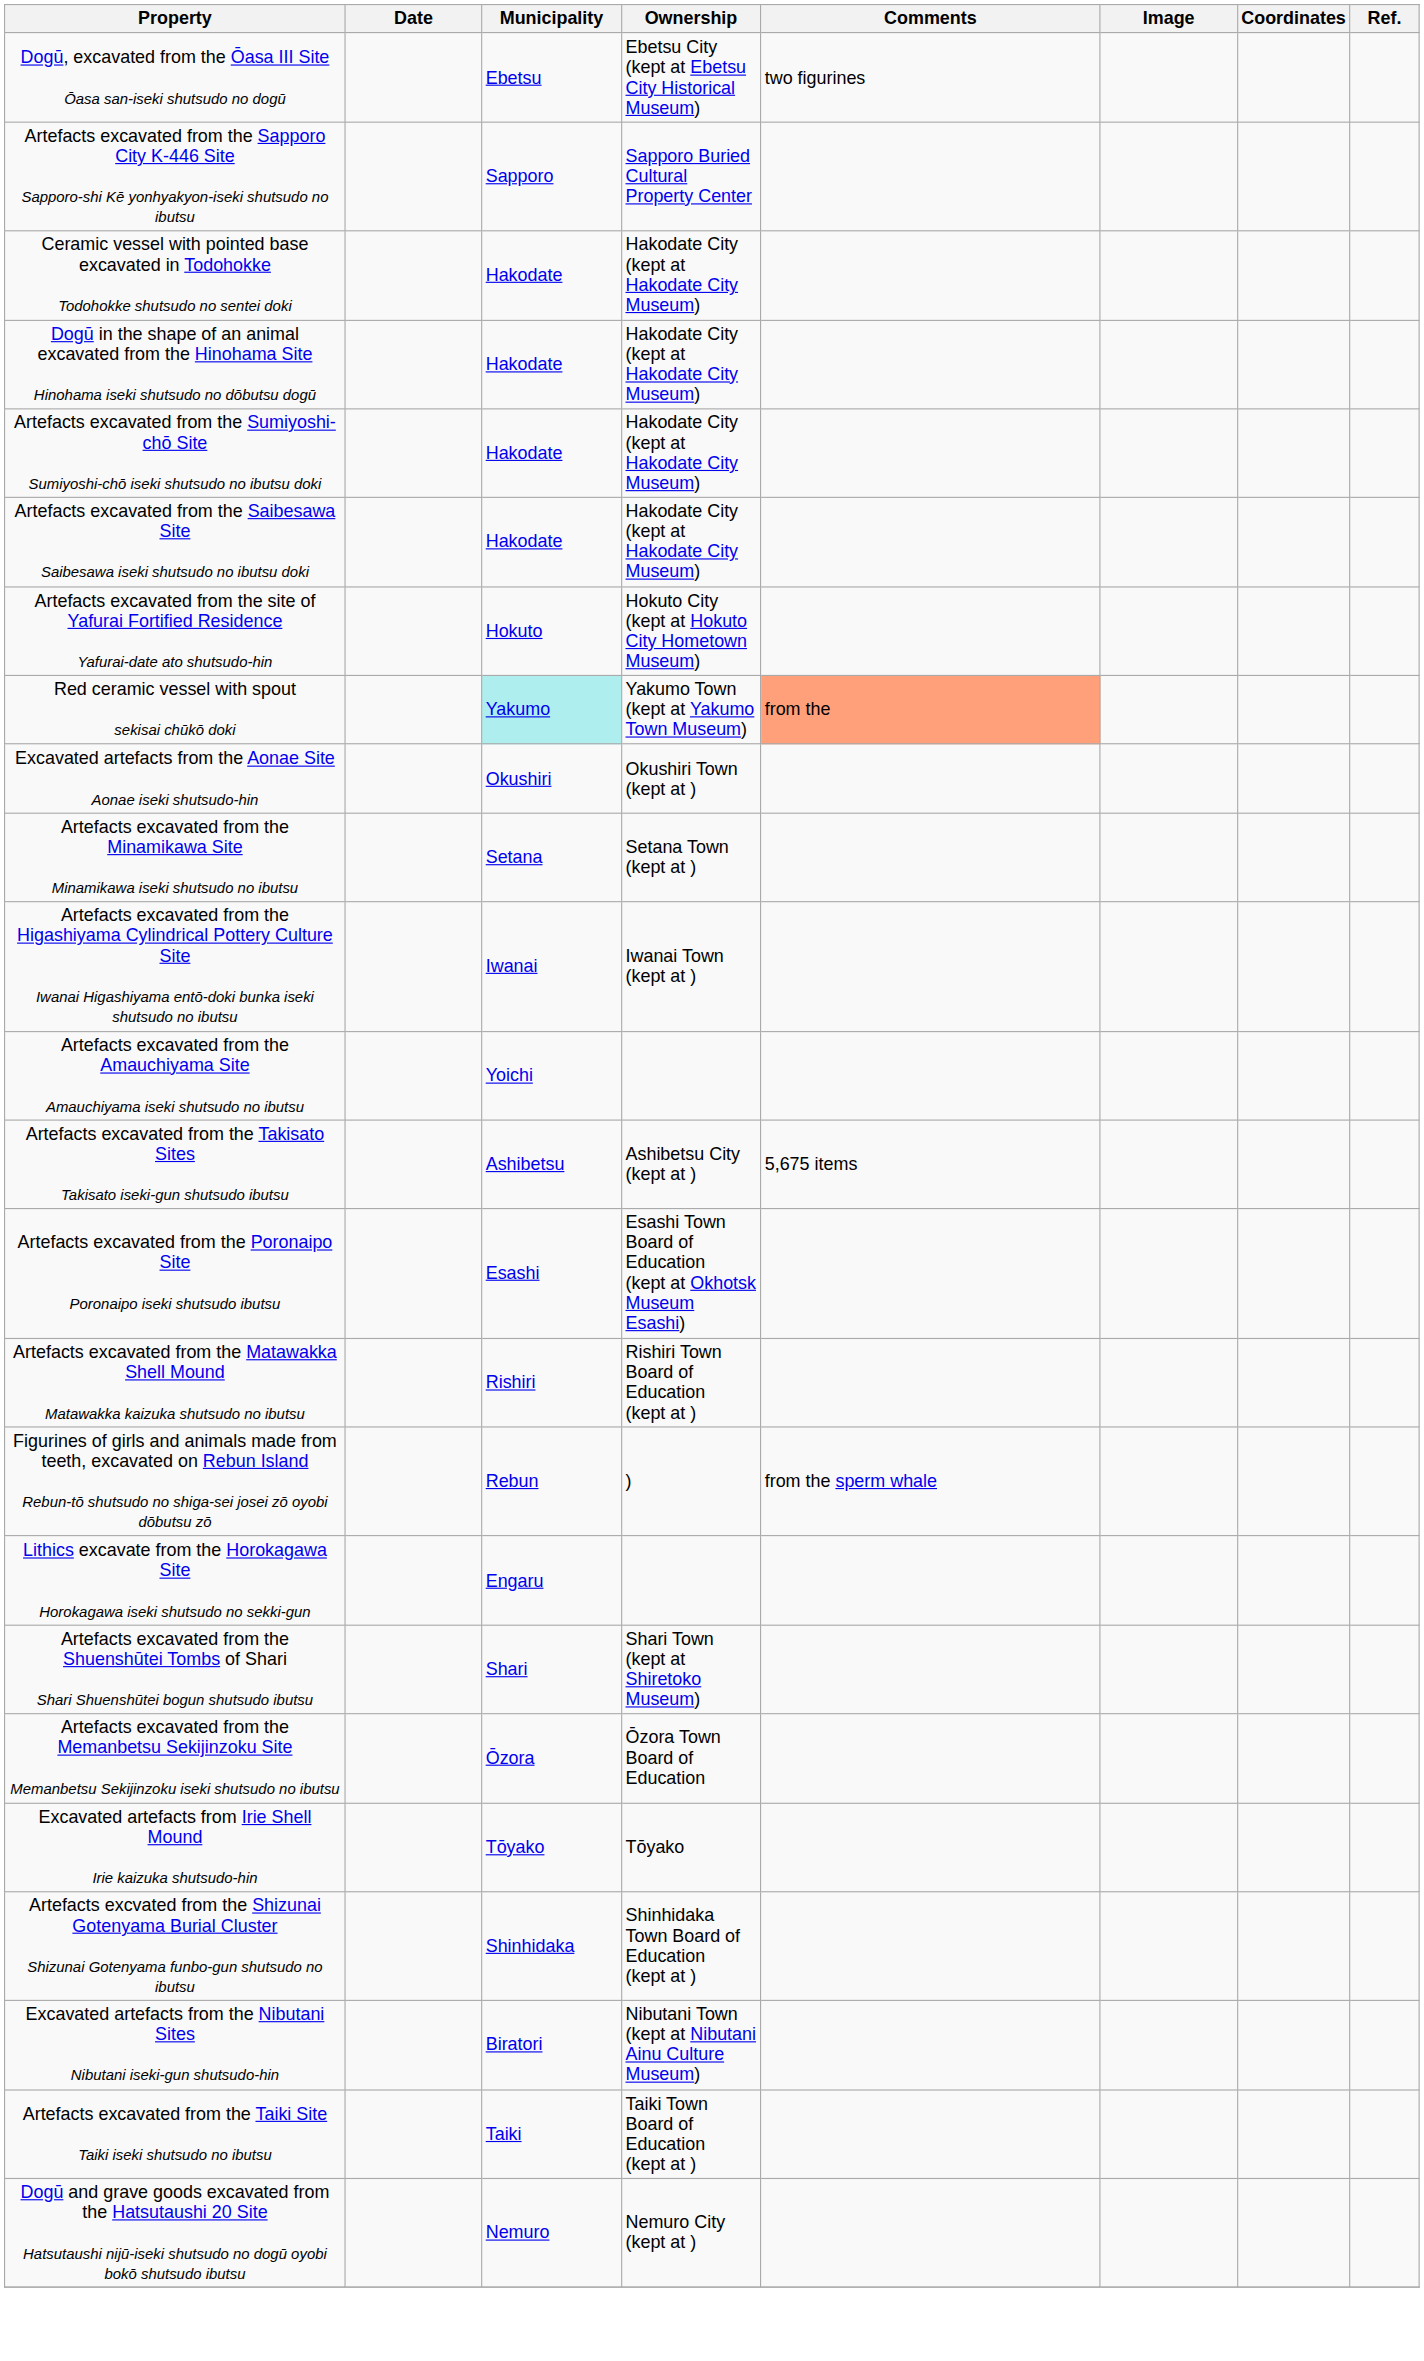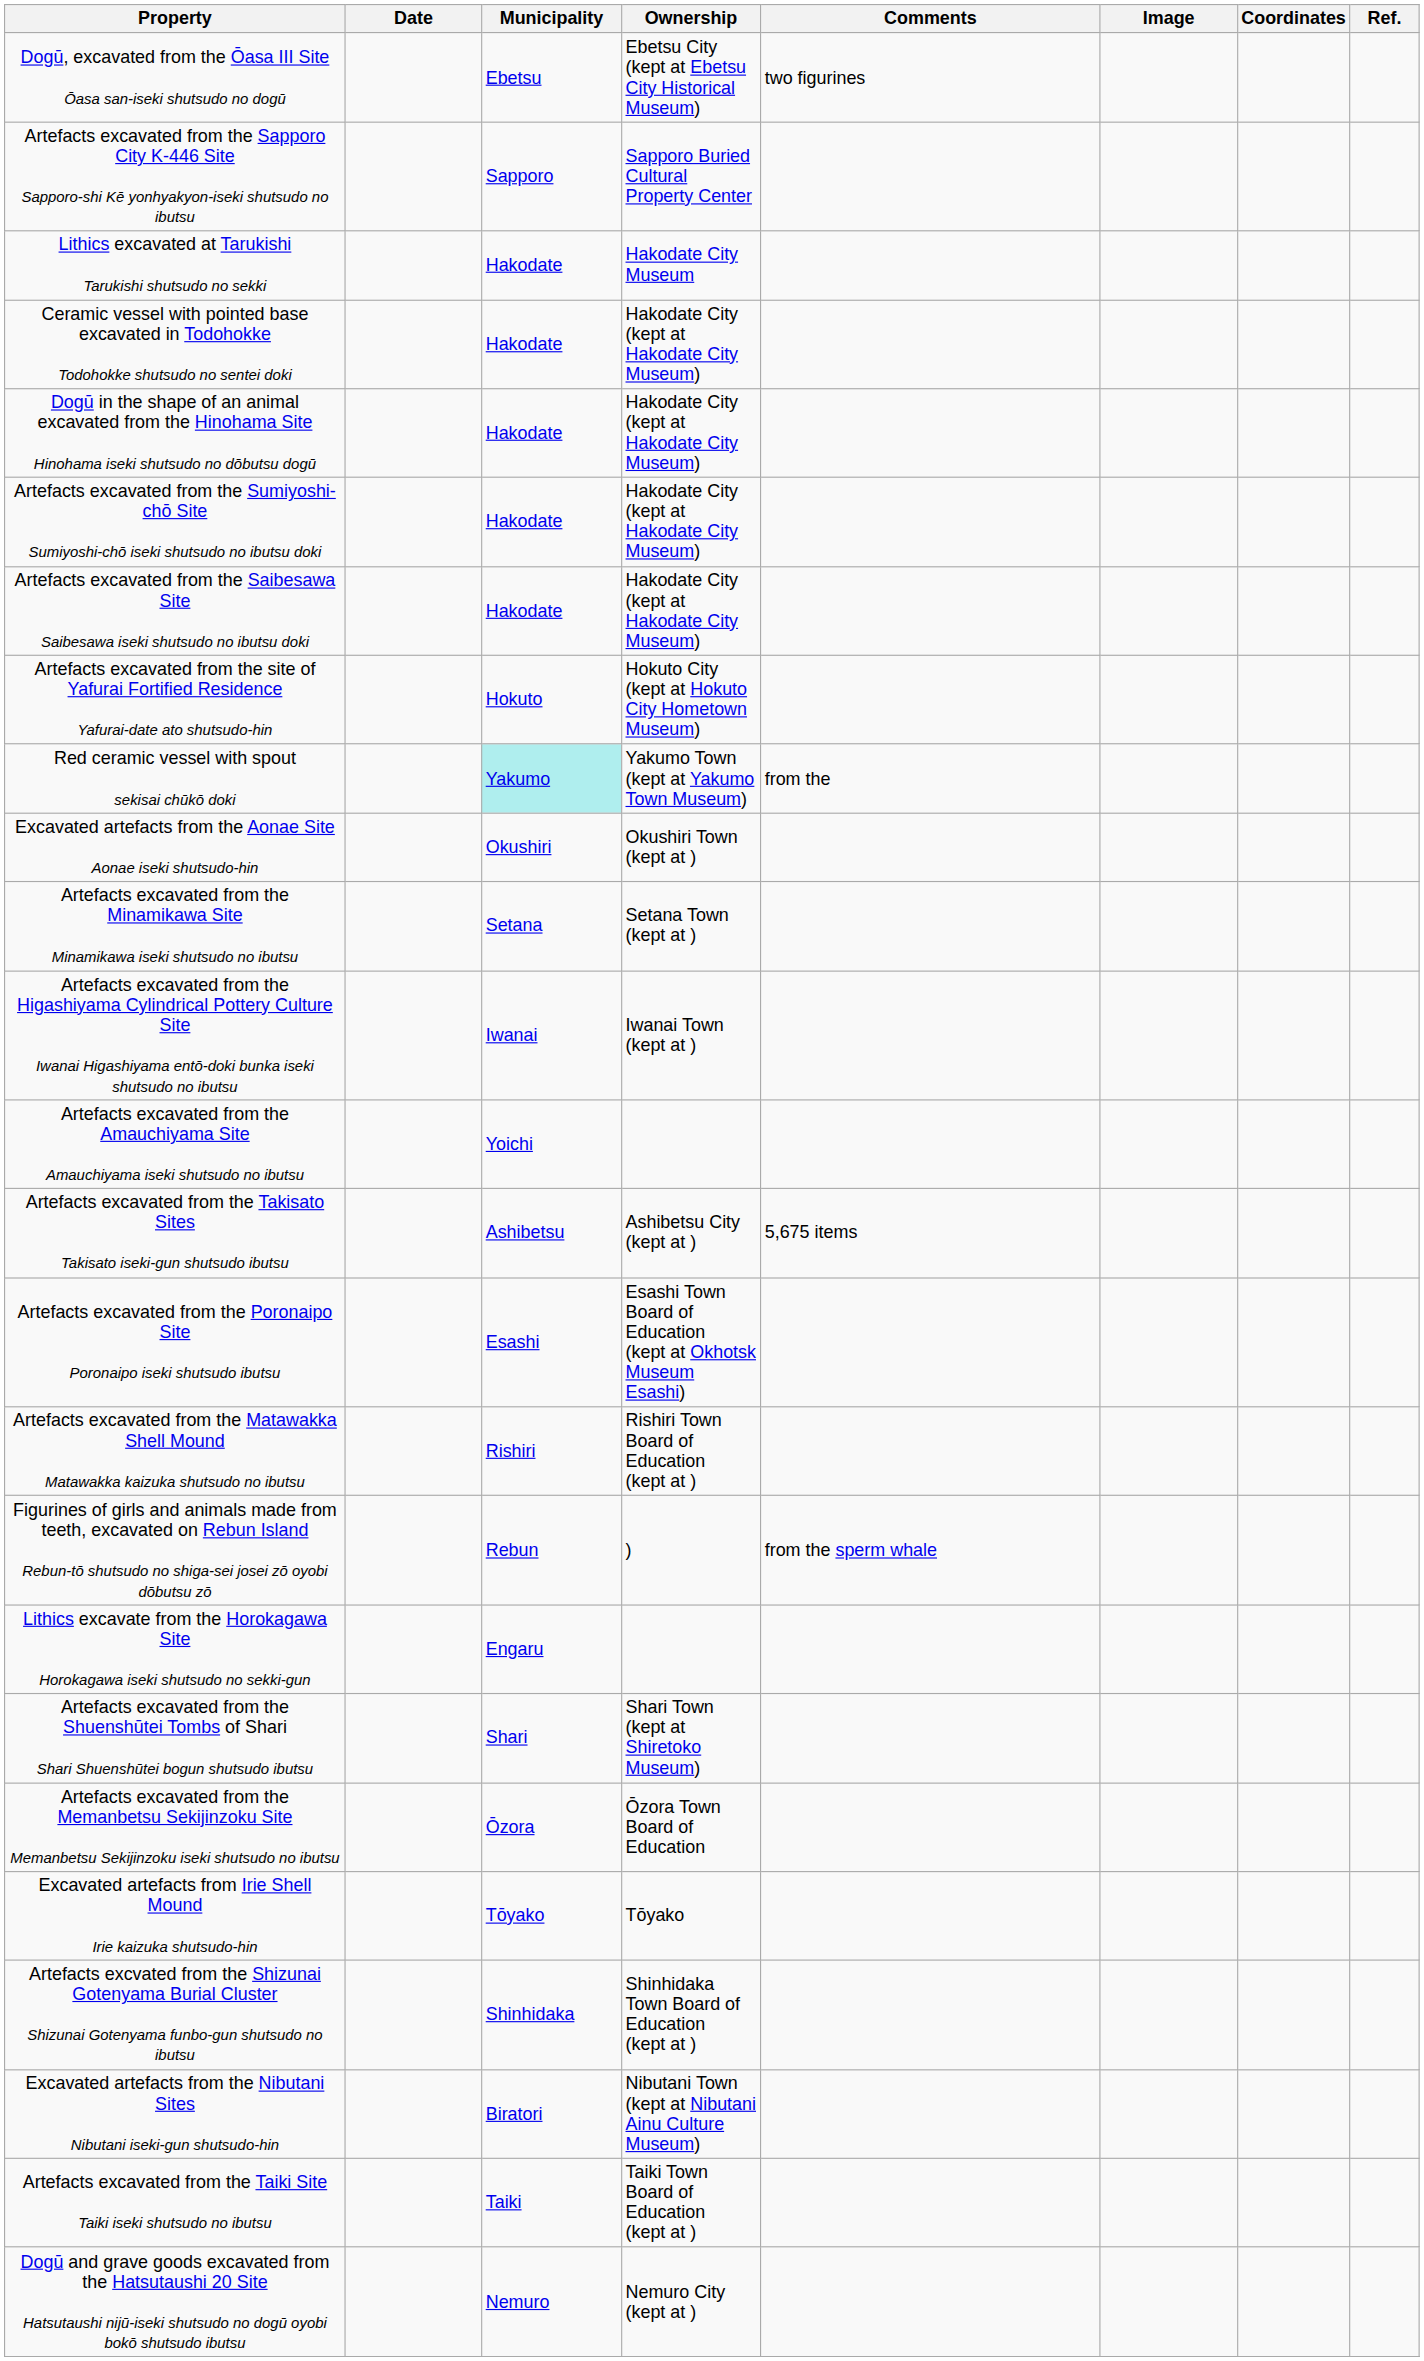+ row: (175, 265)
(798, 709) lightsalmon background -> (798, 778) no background
